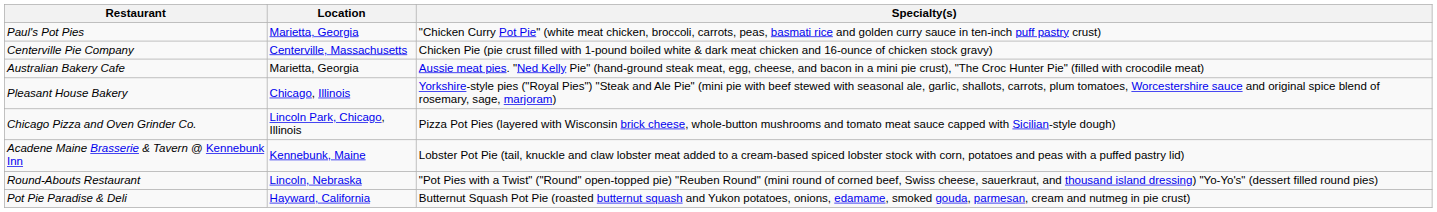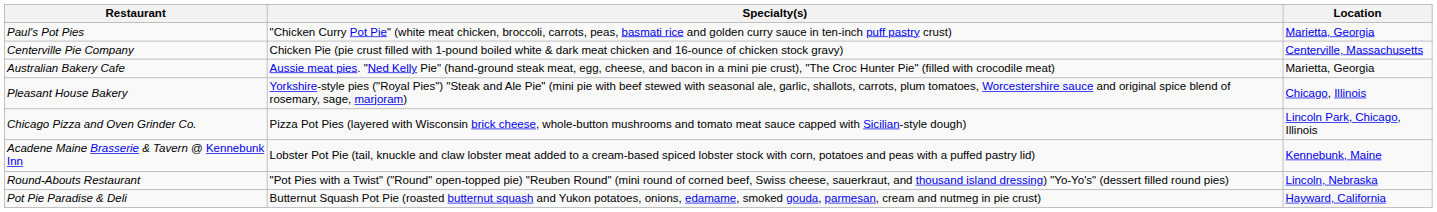columns swapped: (342, 13) <-> (924, 13)
